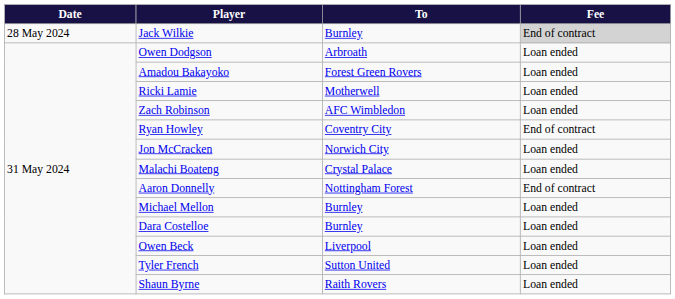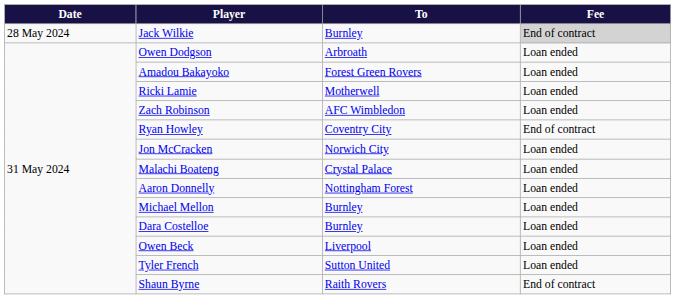(559, 188) End of contract -> (550, 188) Loan ended
(550, 284) Loan ended -> (559, 284) End of contract
